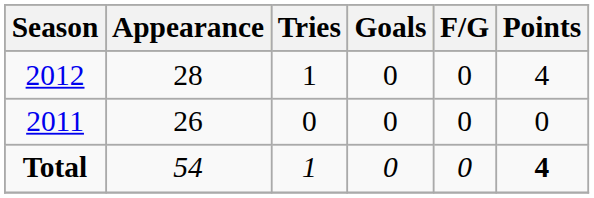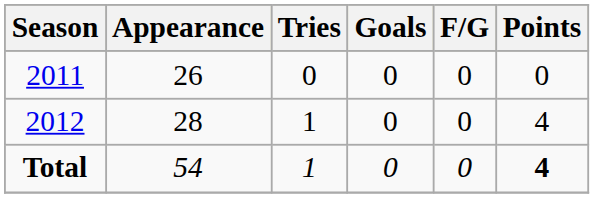rows swapped: (55, 121) <-> (55, 74)
